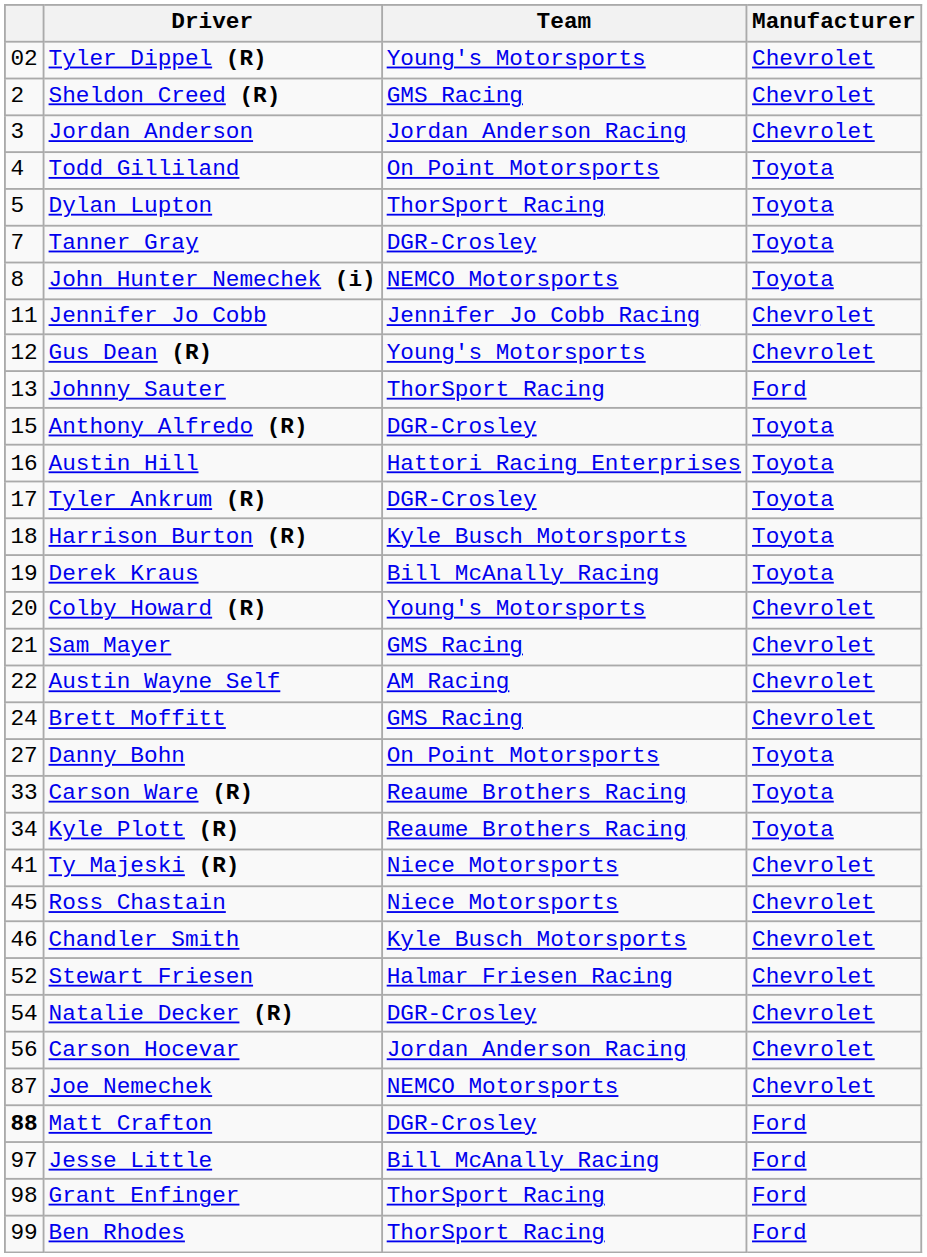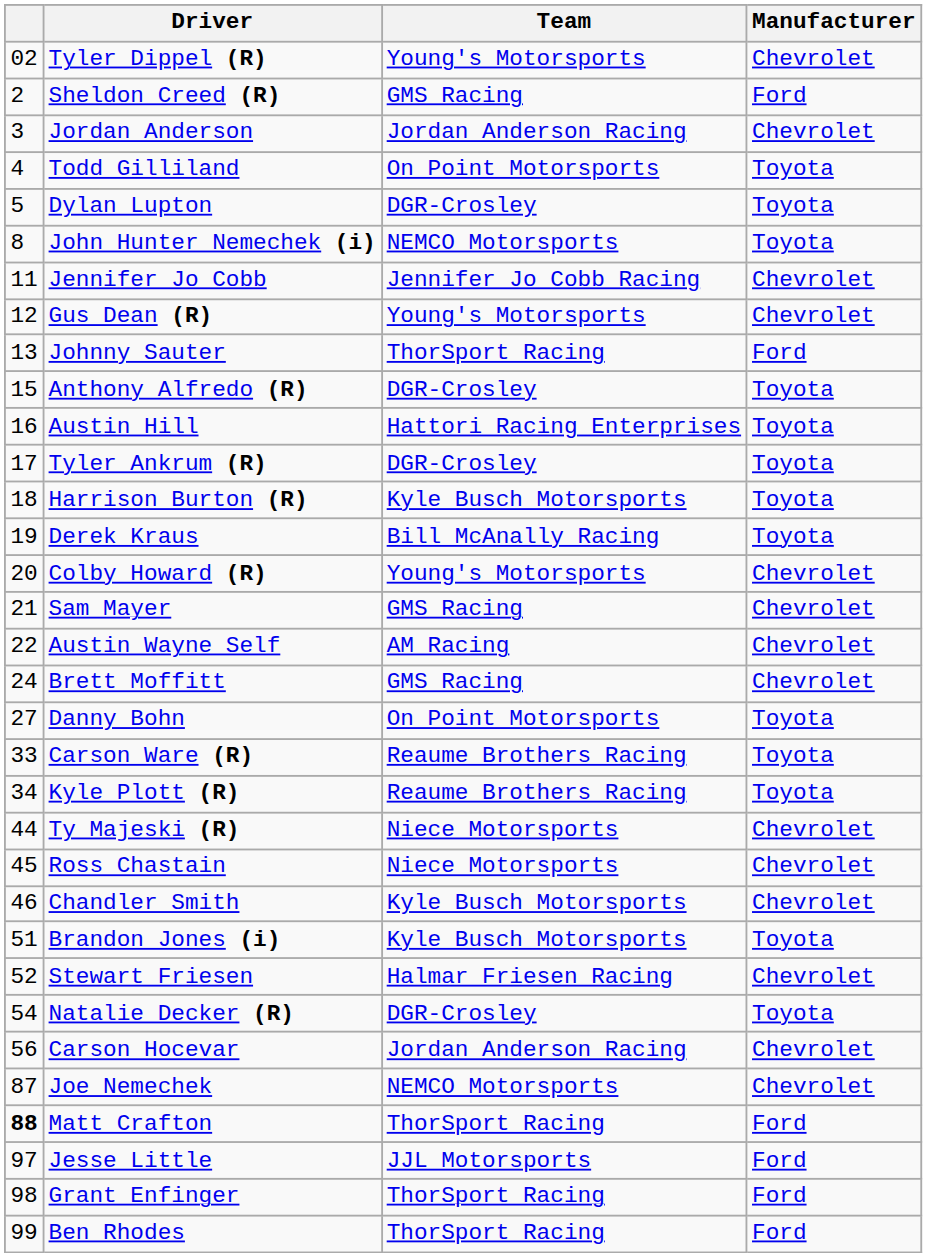(813, 97) Chevrolet -> (779, 97) Ford
(496, 207) ThorSport Racing -> (462, 207) DGR-Crosley
- row: (124, 244)
(24, 867) 41 -> (24, 831) 44
+ row: (164, 941)
(813, 1014) Chevrolet -> (793, 1014) Toyota
(462, 1124) DGR-Crosley -> (496, 1124) ThorSport Racing
(523, 1161) Bill McAnally Racing -> (489, 1161) JJL Motorsports
